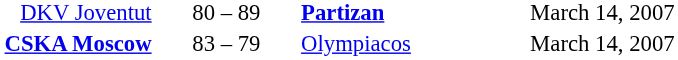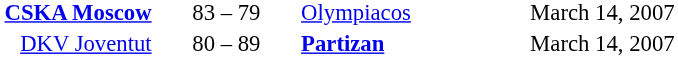rows swapped: (78, 43) <-> (86, 12)
